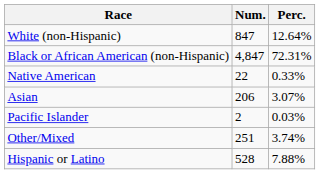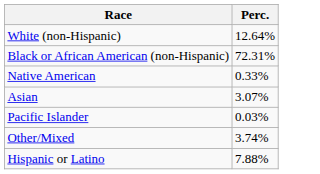- column: (250, 14)
